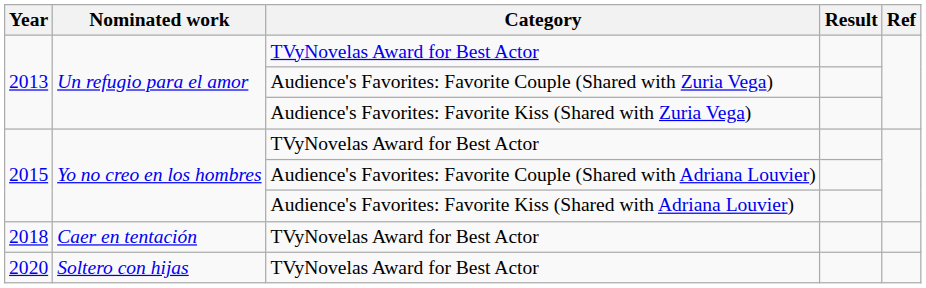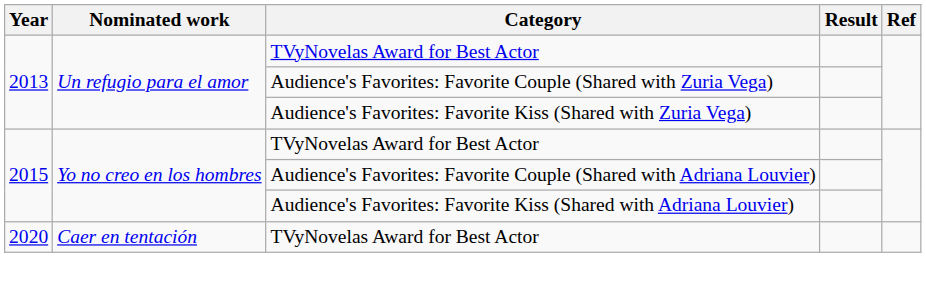- row: (29, 236)
(123, 267) Soltero con hijas -> (127, 236) Caer en tentación
